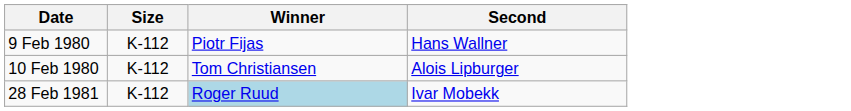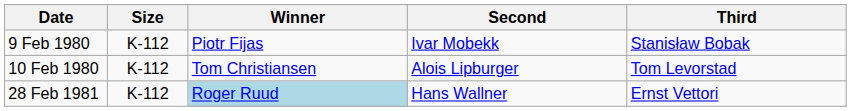+ column: (737, 17)
(459, 43) Hans Wallner -> (455, 43) Ivar Mobekk
(455, 94) Ivar Mobekk -> (459, 94) Hans Wallner
